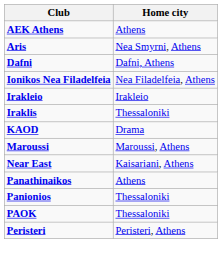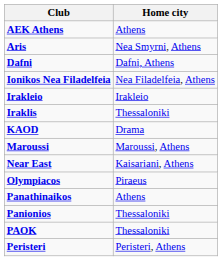+ row: (33, 180)
